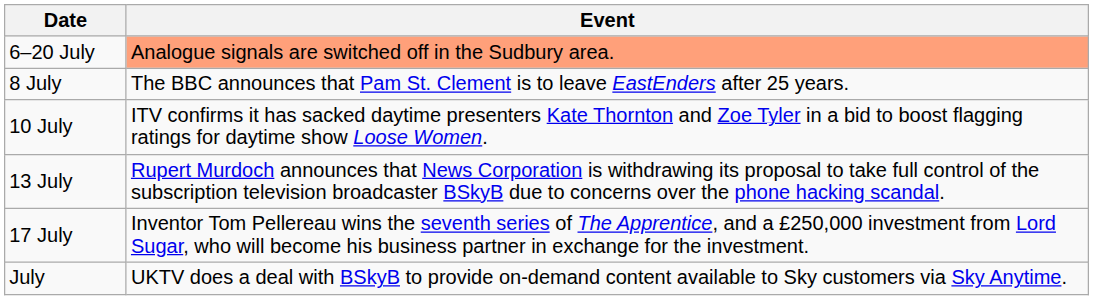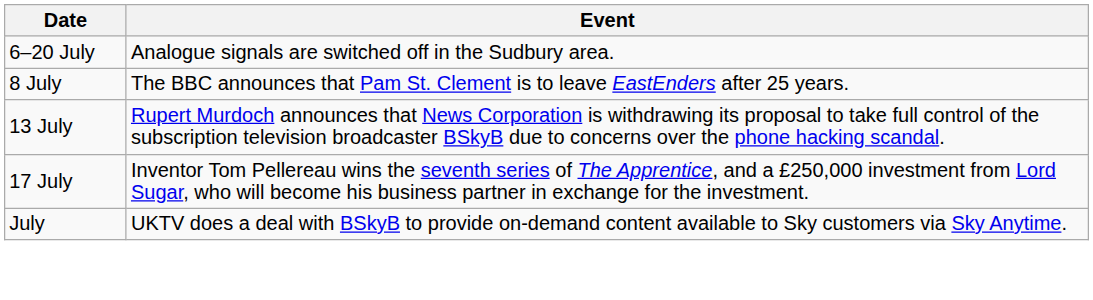(373, 52) lightsalmon background -> (373, 52) no background
- row: (41, 126)
